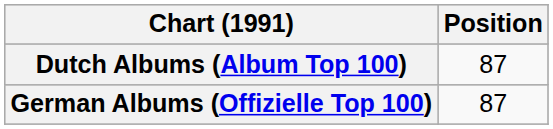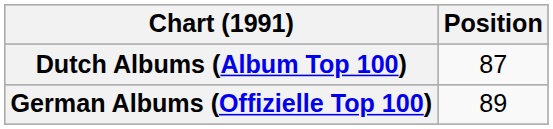(493, 104) 87 -> (493, 104) 89
